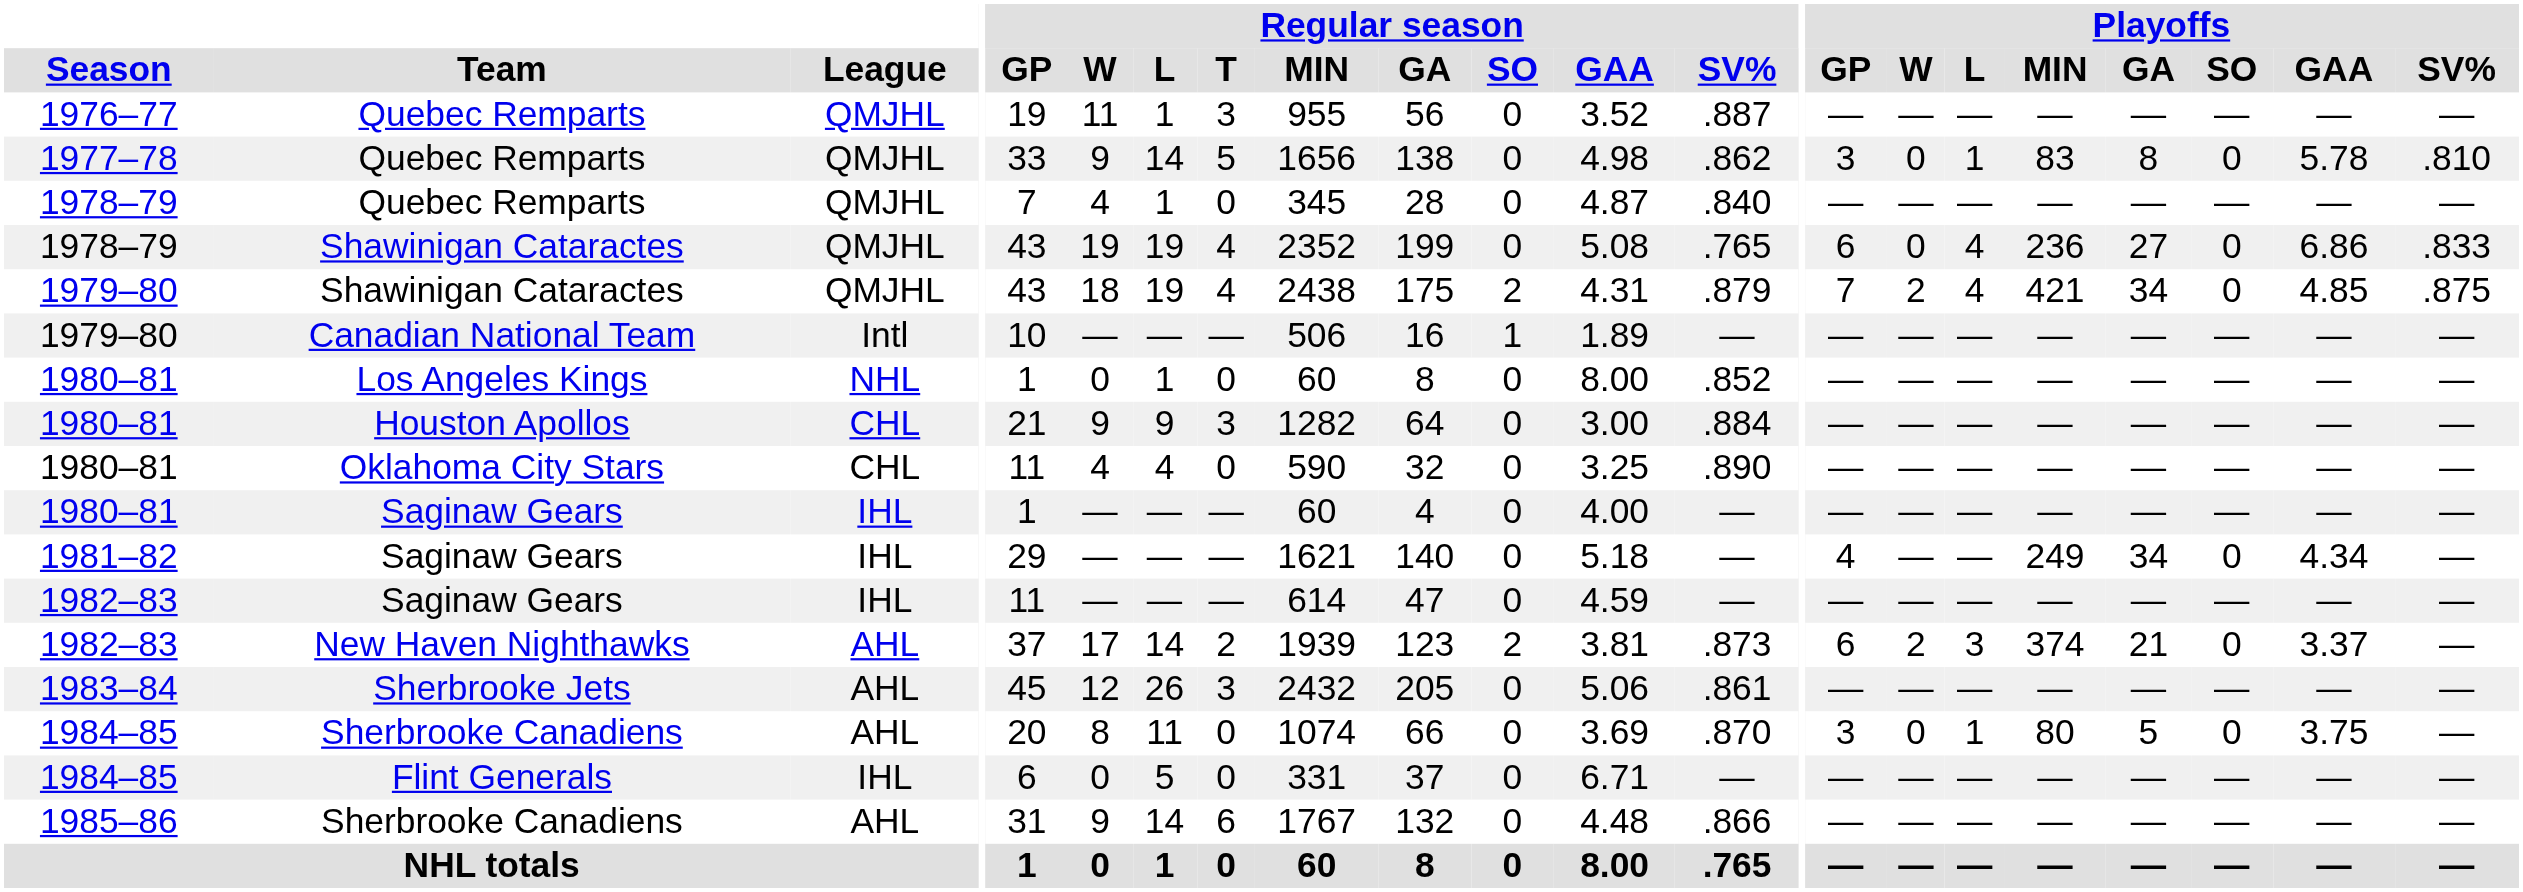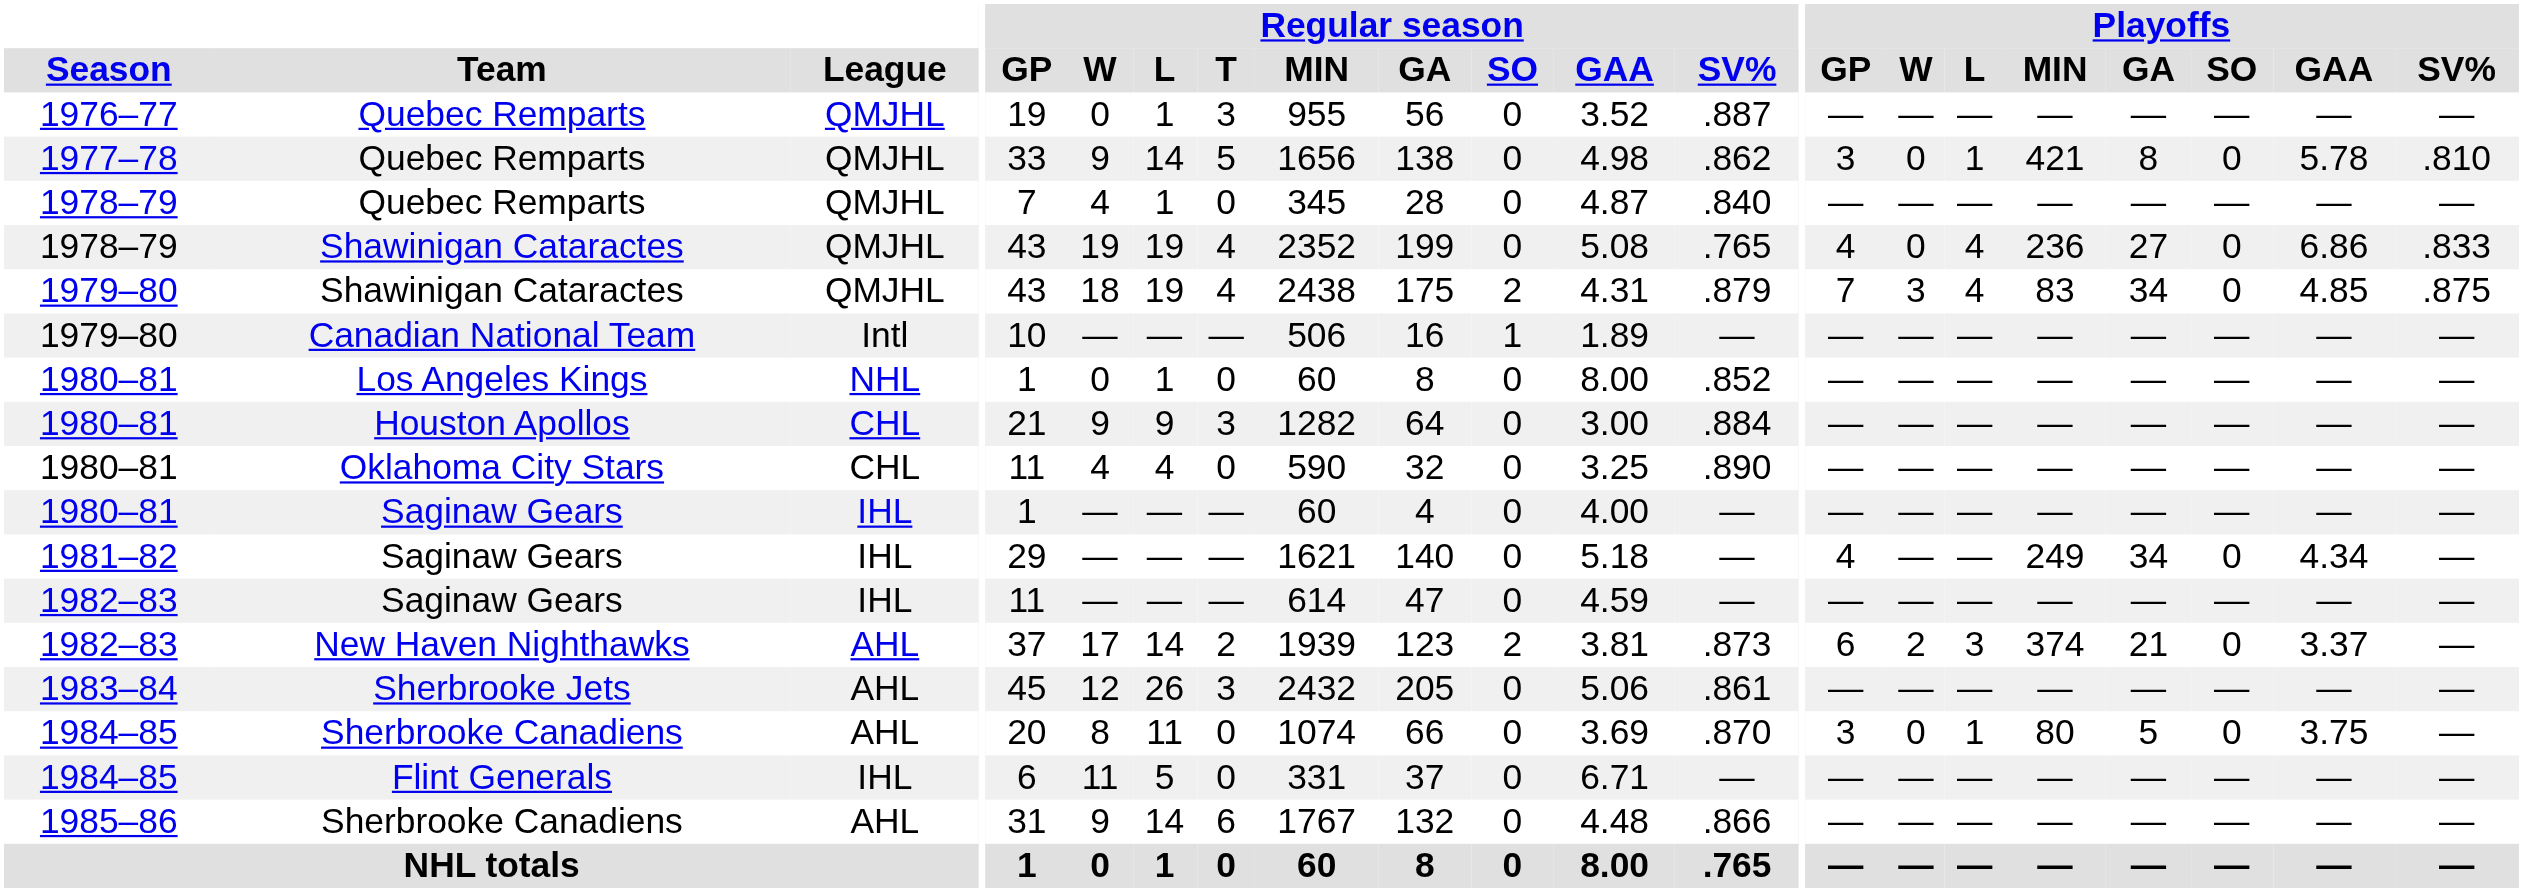(1100, 113) 11 -> (1100, 113) 0
(2055, 158) 83 -> (2055, 158) 421
(1846, 246) 6 -> (1846, 246) 4
(1916, 290) 2 -> (1916, 290) 3
(2055, 290) 421 -> (2055, 290) 83
(1100, 776) 0 -> (1100, 776) 11
